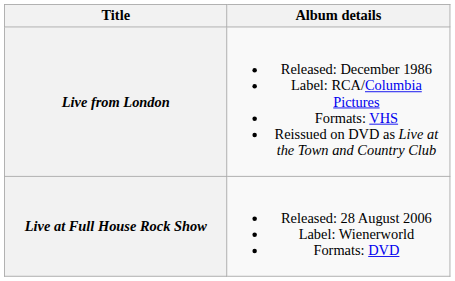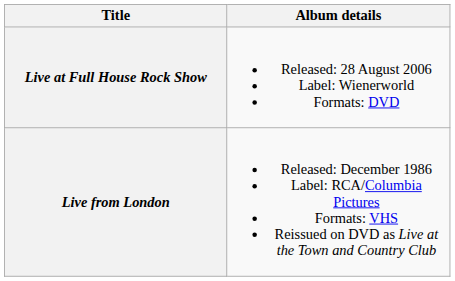rows swapped: (116, 101) <-> (116, 226)
